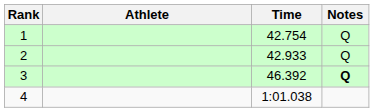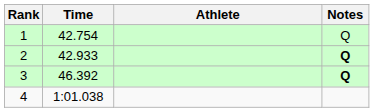columns swapped: (147, 14) <-> (287, 14)
(345, 55) normal -> (345, 55) bold
